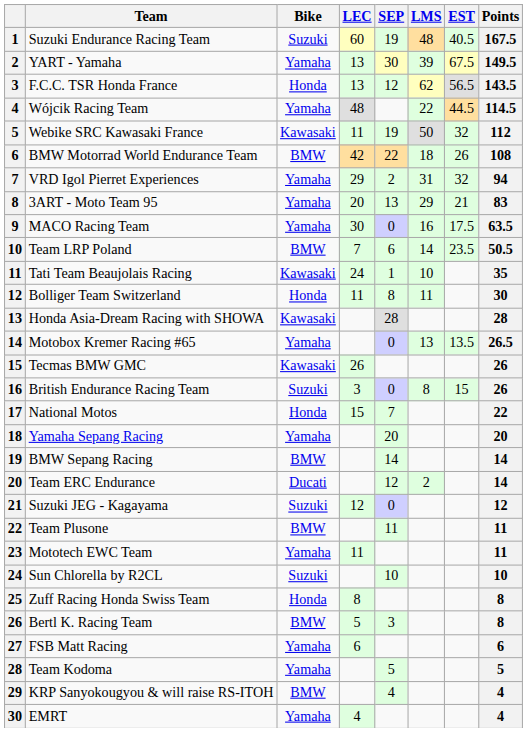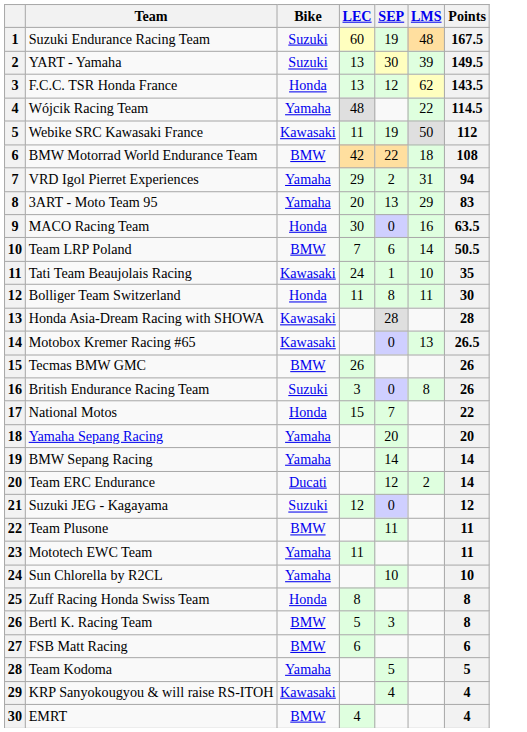- column: (462, 15)
(308, 62) Yamaha -> (308, 62) Suzuki
(308, 225) Yamaha -> (308, 225) Honda
(308, 342) Yamaha -> (308, 342) Kawasaki
(308, 365) Kawasaki -> (308, 365) BMW
(308, 459) BMW -> (308, 459) Yamaha
(308, 575) Suzuki -> (308, 575) Yamaha
(308, 645) Yamaha -> (308, 645) BMW
(308, 692) BMW -> (308, 692) Kawasaki
(308, 715) Yamaha -> (308, 715) BMW
